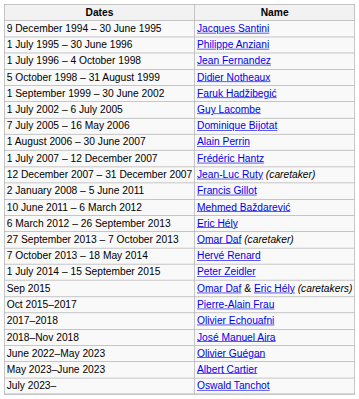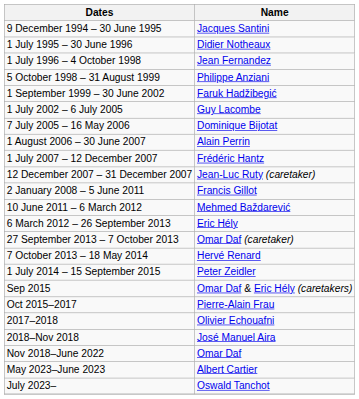(233, 45) Philippe Anziani -> (234, 45) Didier Notheaux
(234, 77) Didier Notheaux -> (233, 77) Philippe Anziani
+ row: (55, 353)
- row: (56, 353)
